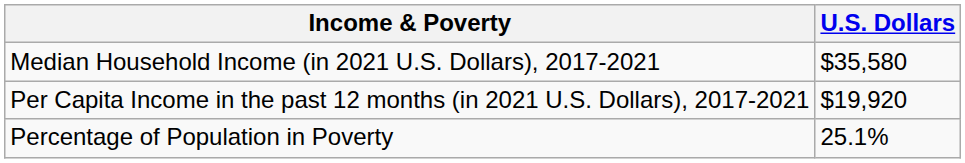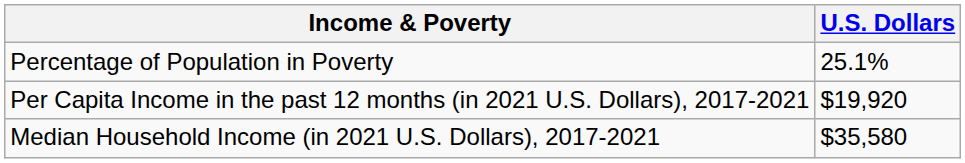rows swapped: (335, 61) <-> (202, 137)
